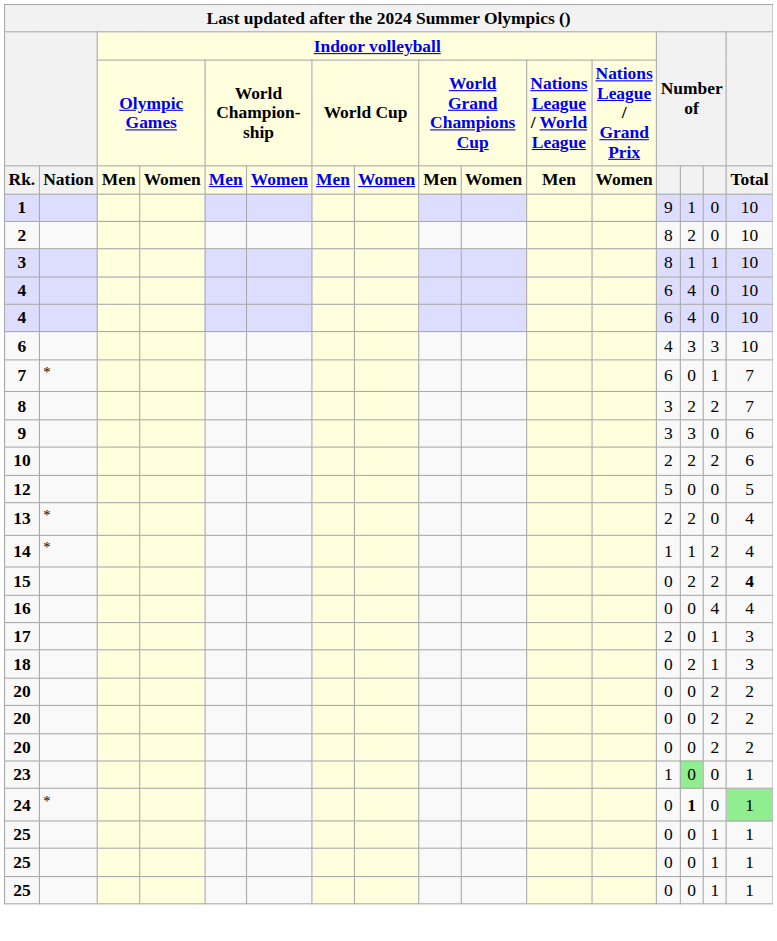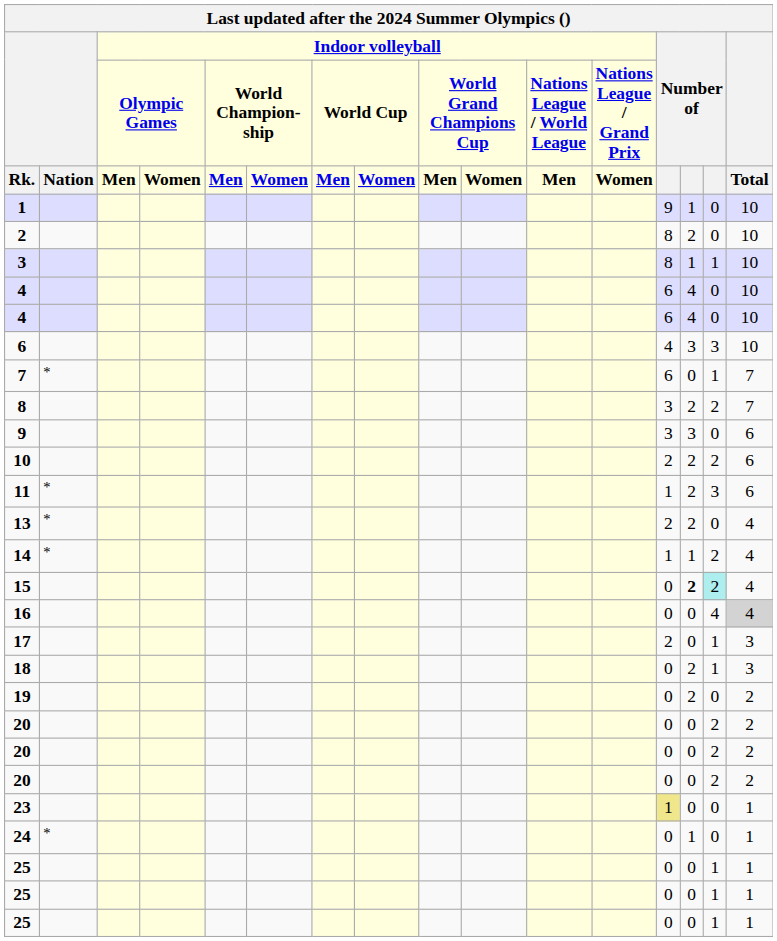+ row: (22, 491)
- row: (22, 488)
(692, 581) normal -> (692, 585) bold
(715, 581) no background -> (715, 585) paleturquoise background
(750, 581) bold -> (750, 585) normal
(750, 608) no background -> (750, 613) lightgrey background
+ row: (22, 696)
(668, 774) no background -> (668, 807) khaki background
(692, 774) lightgreen background -> (692, 807) no background
(692, 804) bold -> (692, 837) normal
(750, 804) lightgreen background -> (750, 837) no background
